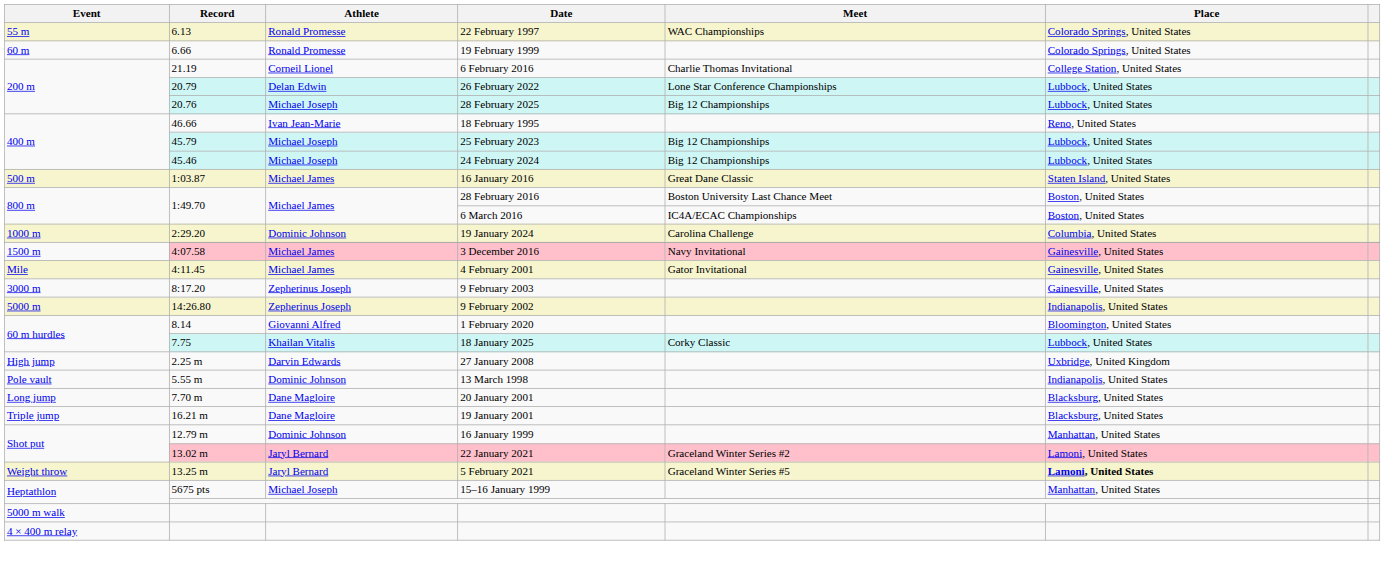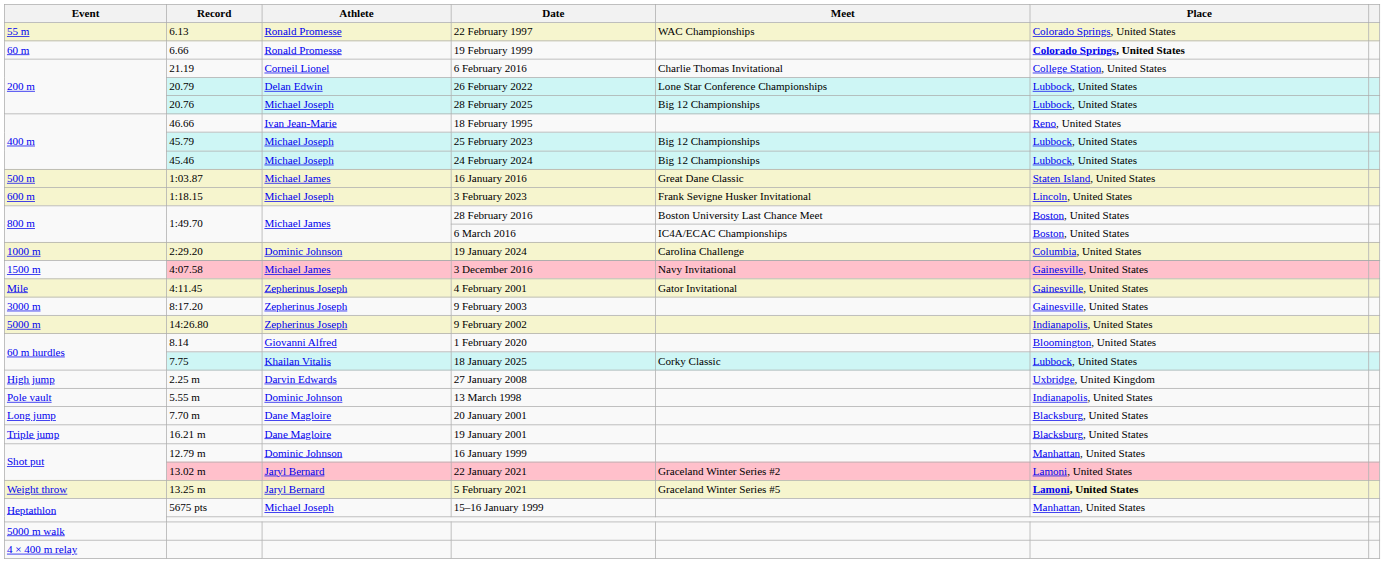(1119, 50) normal -> (1109, 50) bold
+ row: (21, 196)
(301, 269) Michael James -> (306, 288) Zepherinus Joseph
